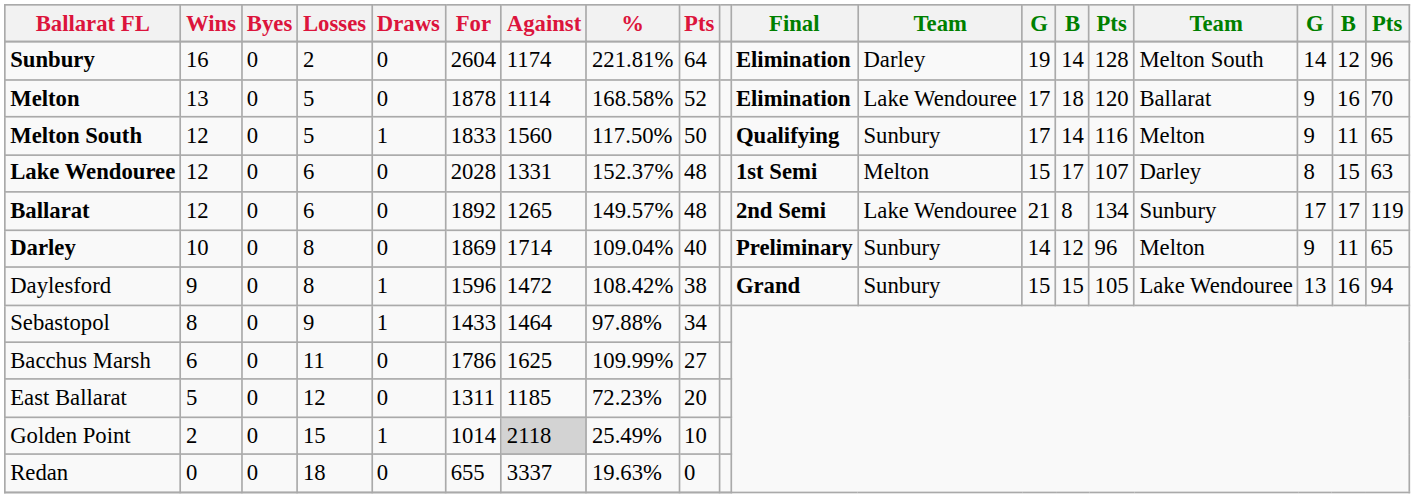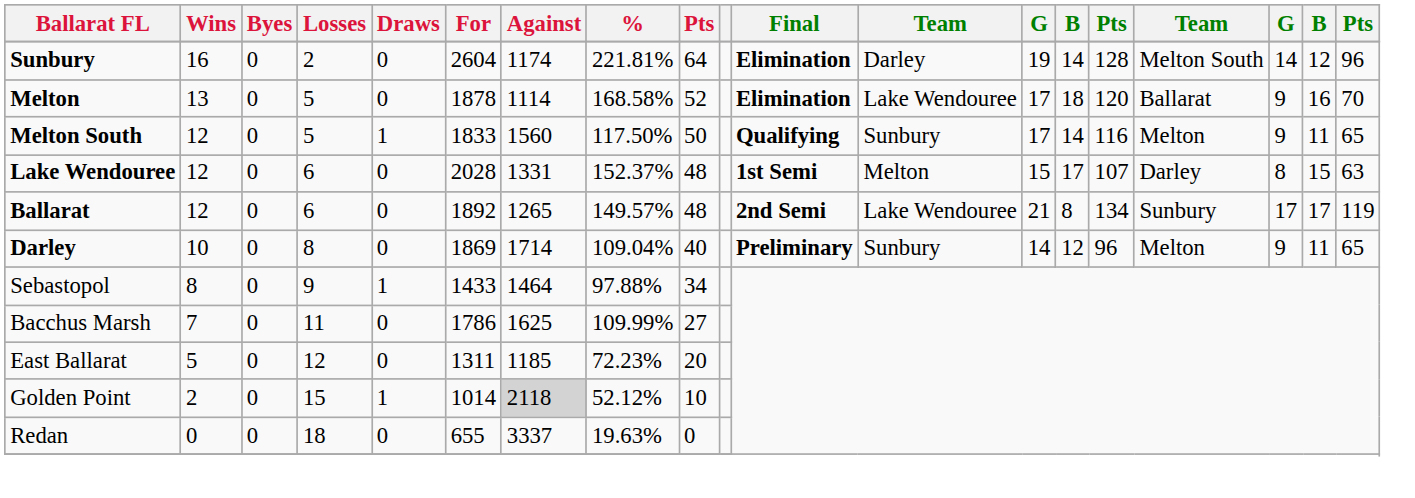- row: (61, 285)
(192, 360) 6 -> (192, 322) 7
(627, 435) 25.49% -> (627, 397) 52.12%
